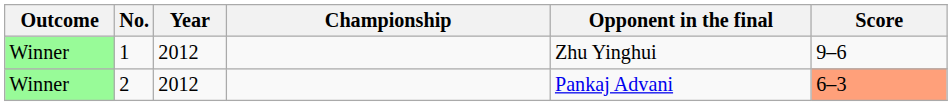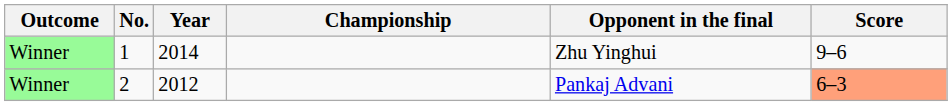(179, 52) 2012 -> (179, 52) 2014
